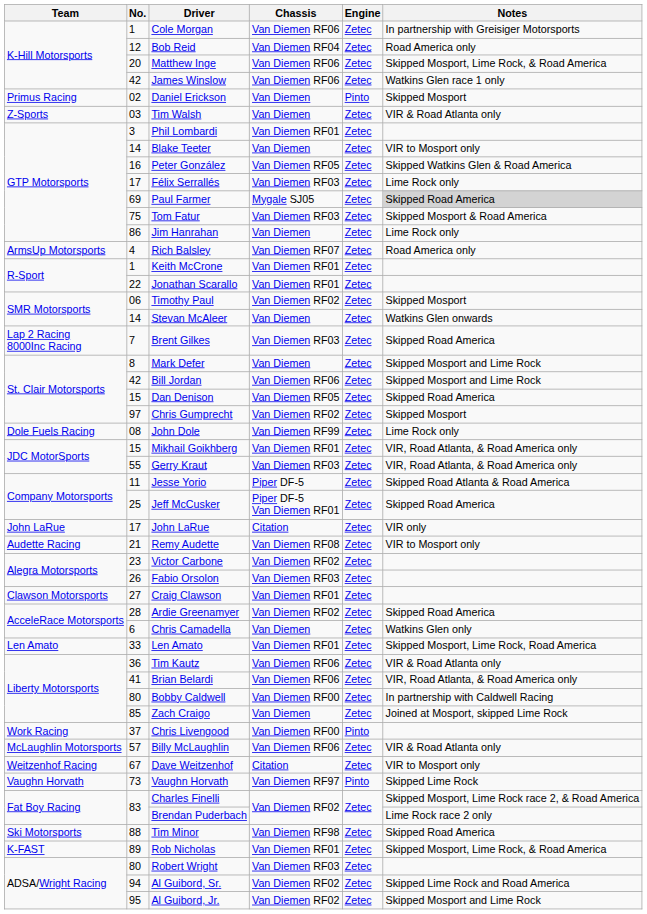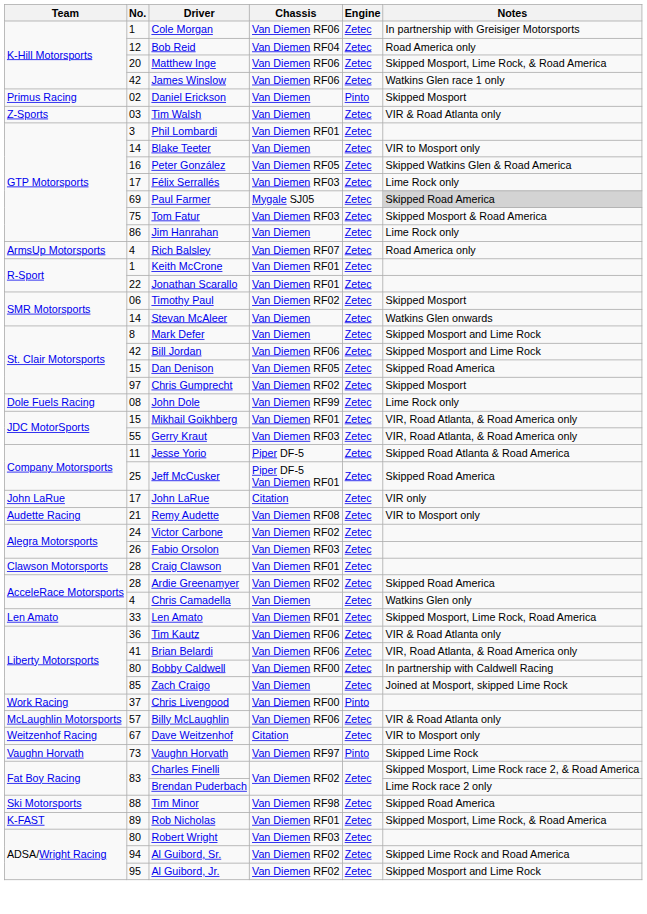- row: (181, 340)
(135, 561) 23 -> (135, 532) 24
(135, 595) 27 -> (135, 566) 28
(132, 629) 6 -> (132, 600) 4
